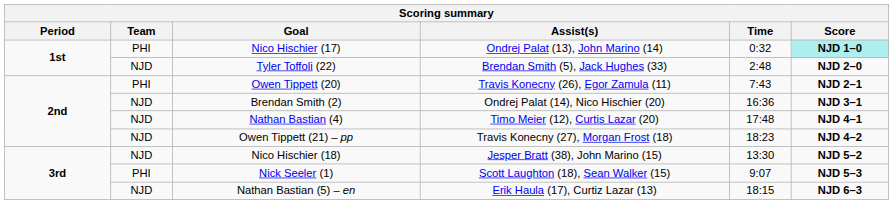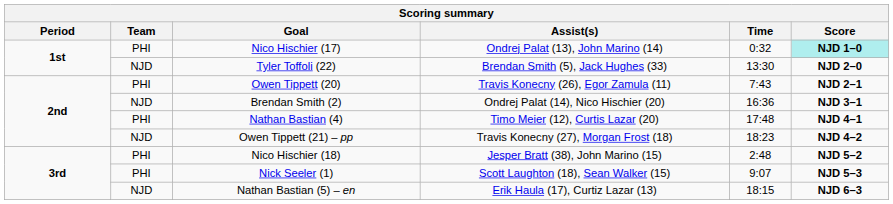(760, 66) 2:48 -> (760, 66) 13:30
(141, 119) NJD -> (141, 119) PHI
(141, 155) NJD -> (141, 155) PHI
(760, 155) 13:30 -> (760, 155) 2:48
